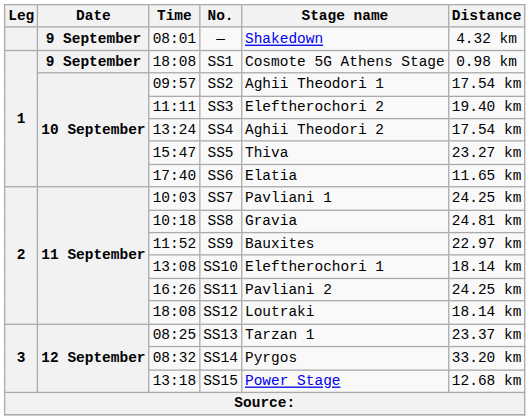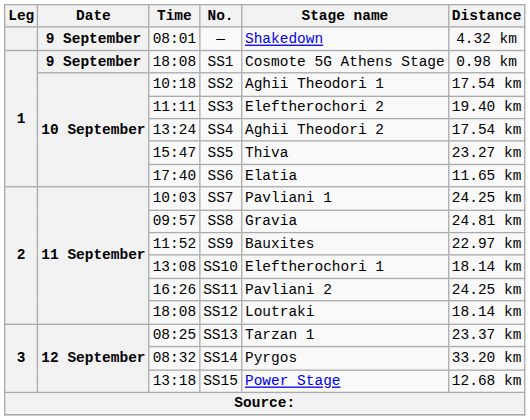(174, 85) 09:57 -> (174, 85) 10:18
(174, 221) 10:18 -> (174, 221) 09:57
